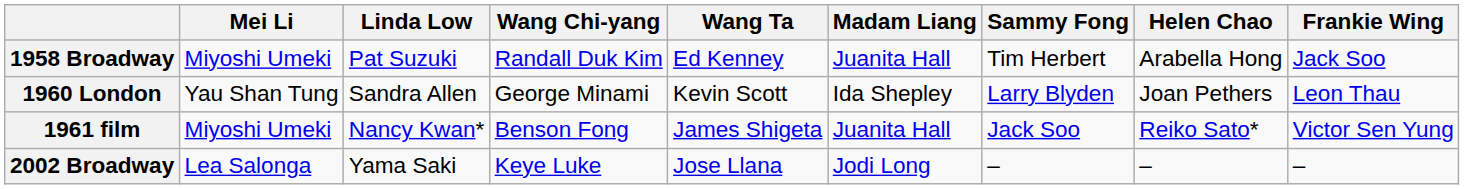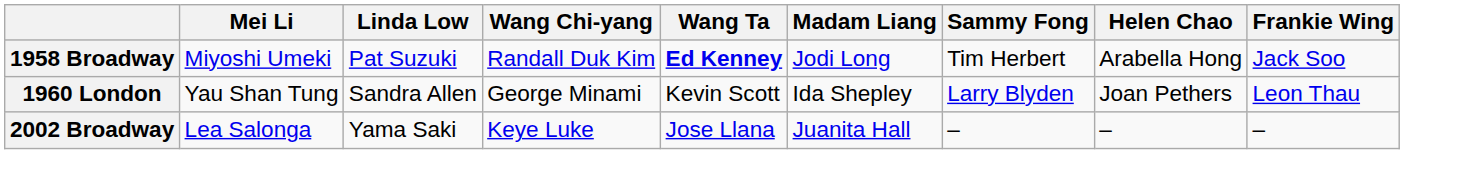(728, 58) normal -> (724, 58) bold
(892, 58) Juanita Hall -> (842, 58) Jodi Long
- row: (92, 129)
(882, 165) Jodi Long -> (852, 129) Juanita Hall
